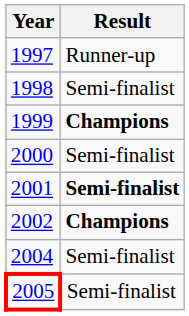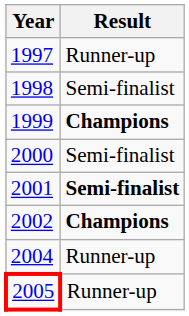(120, 256) Semi-finalist -> (110, 256) Runner-up
(121, 291) Semi-finalist -> (112, 291) Runner-up
